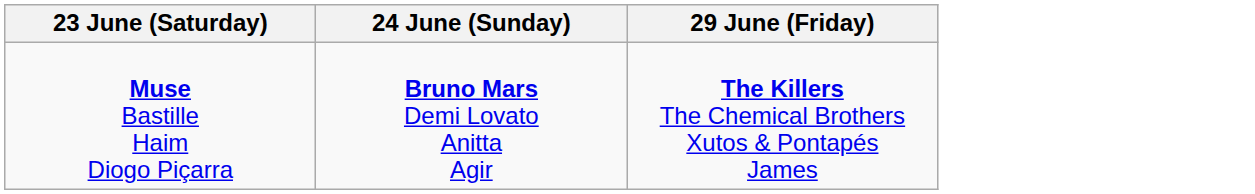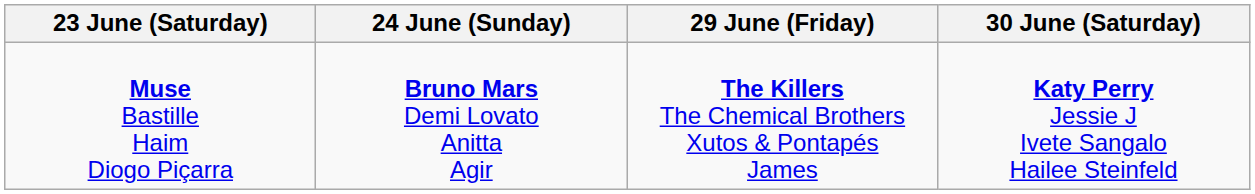+ column: (1093, 23)
